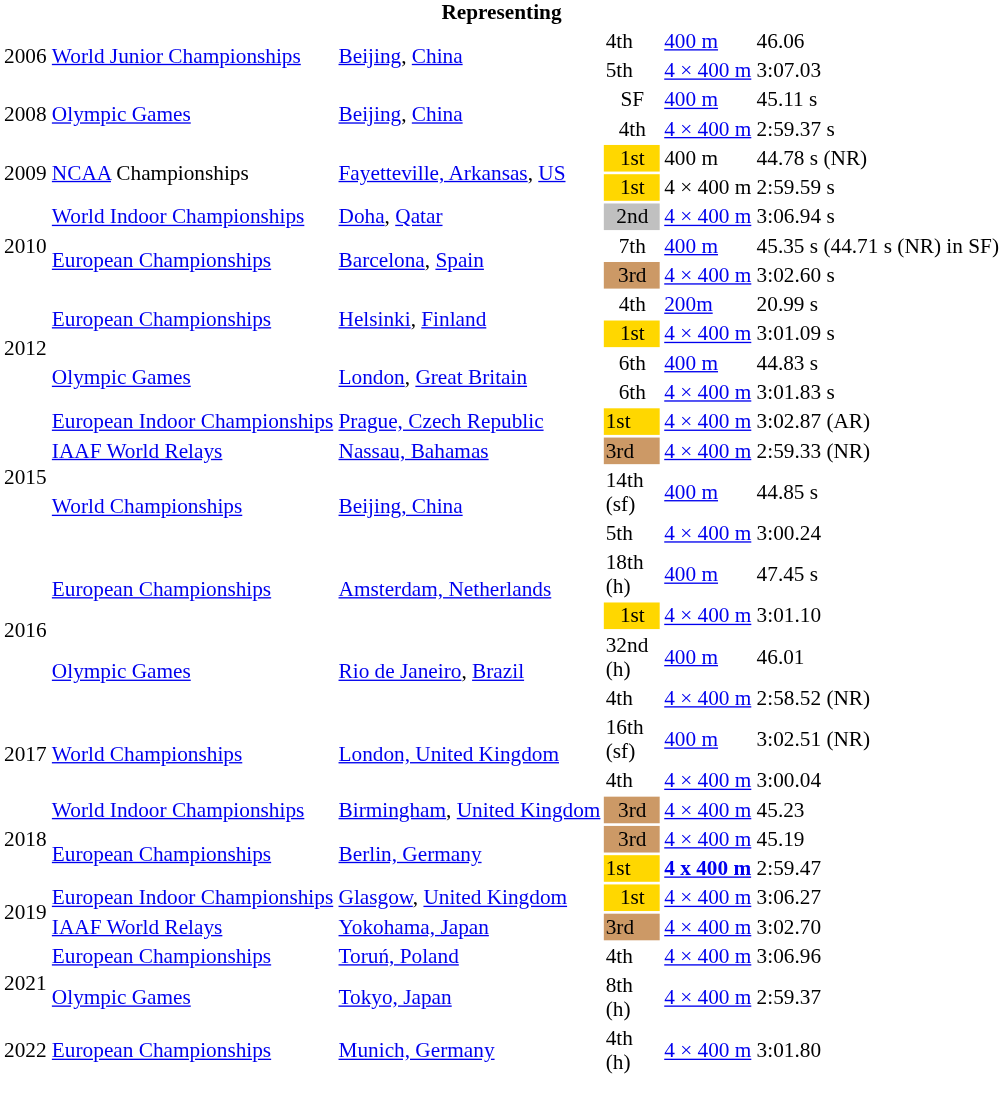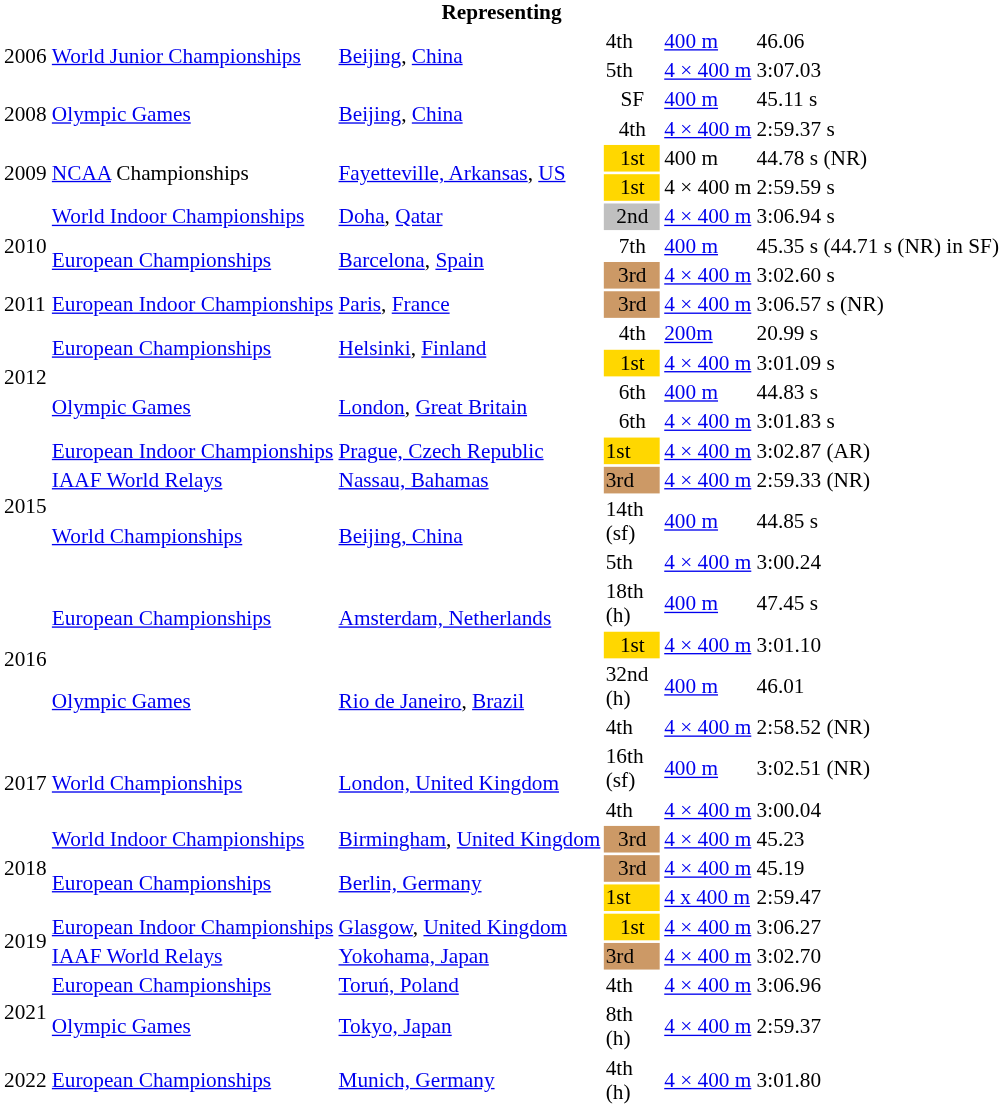+ row: (394, 304)
(708, 868) bold -> (707, 897) normal
